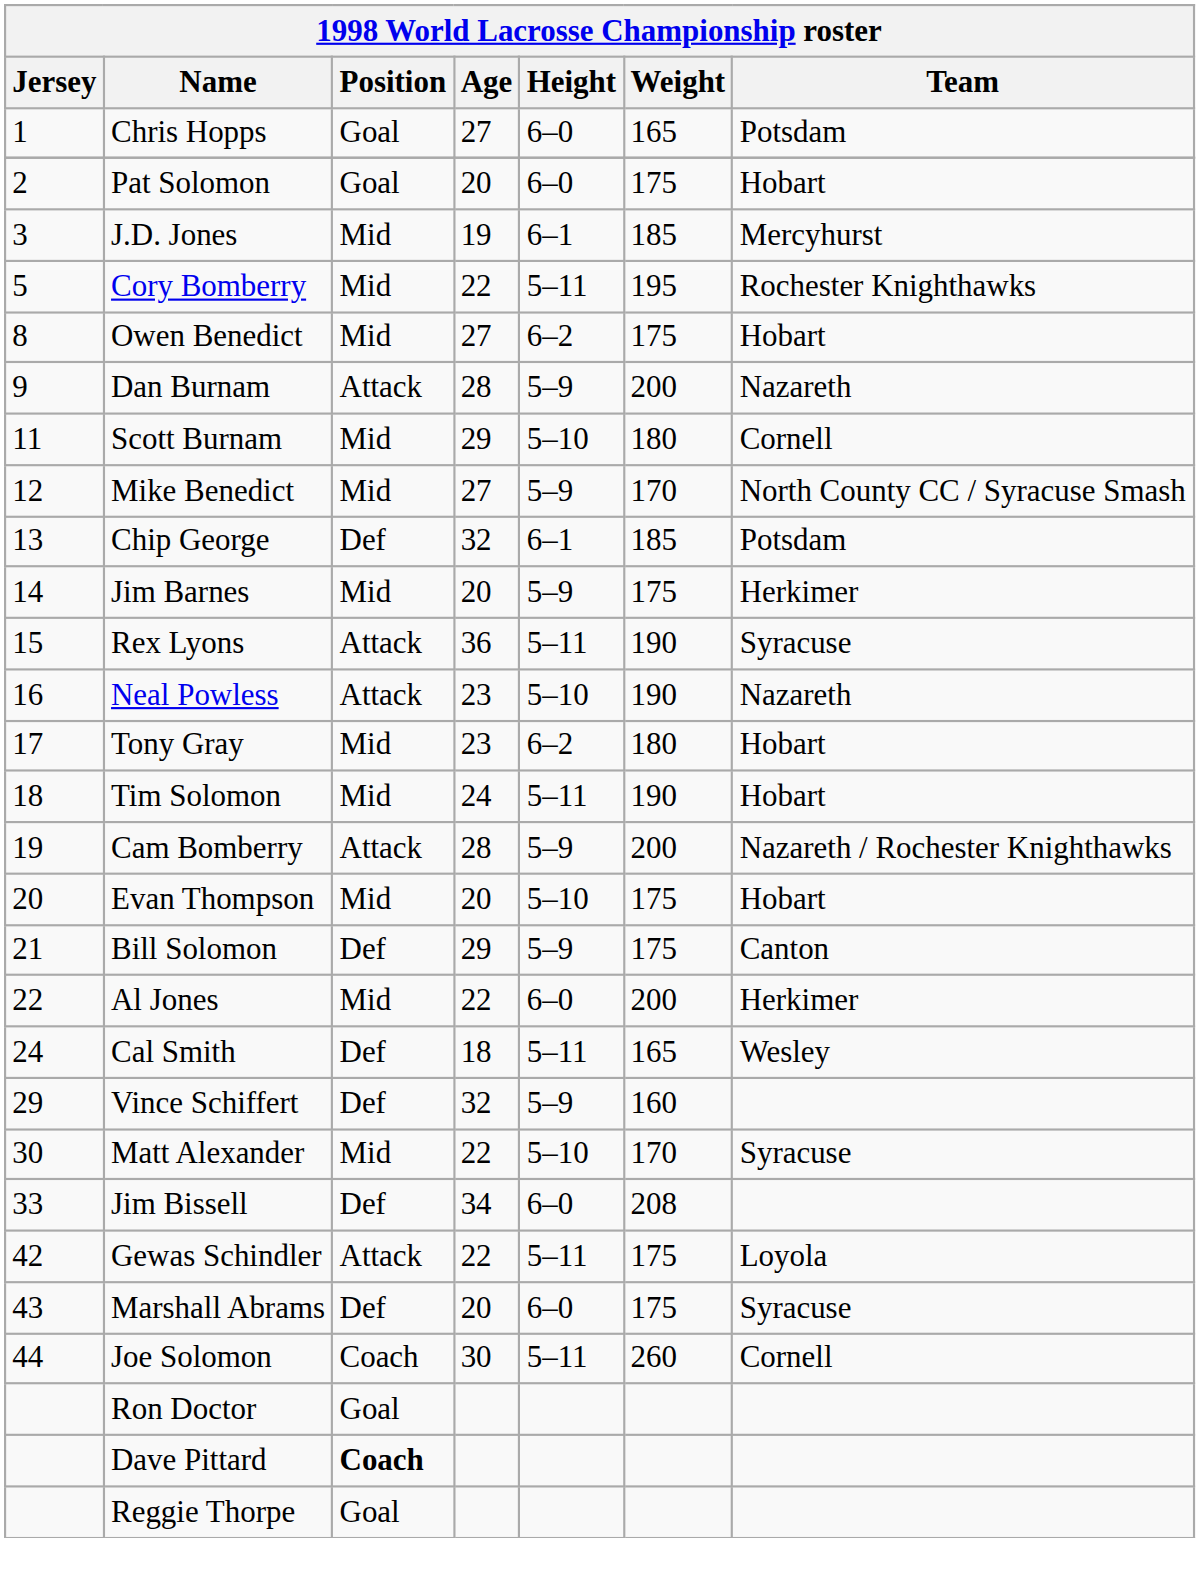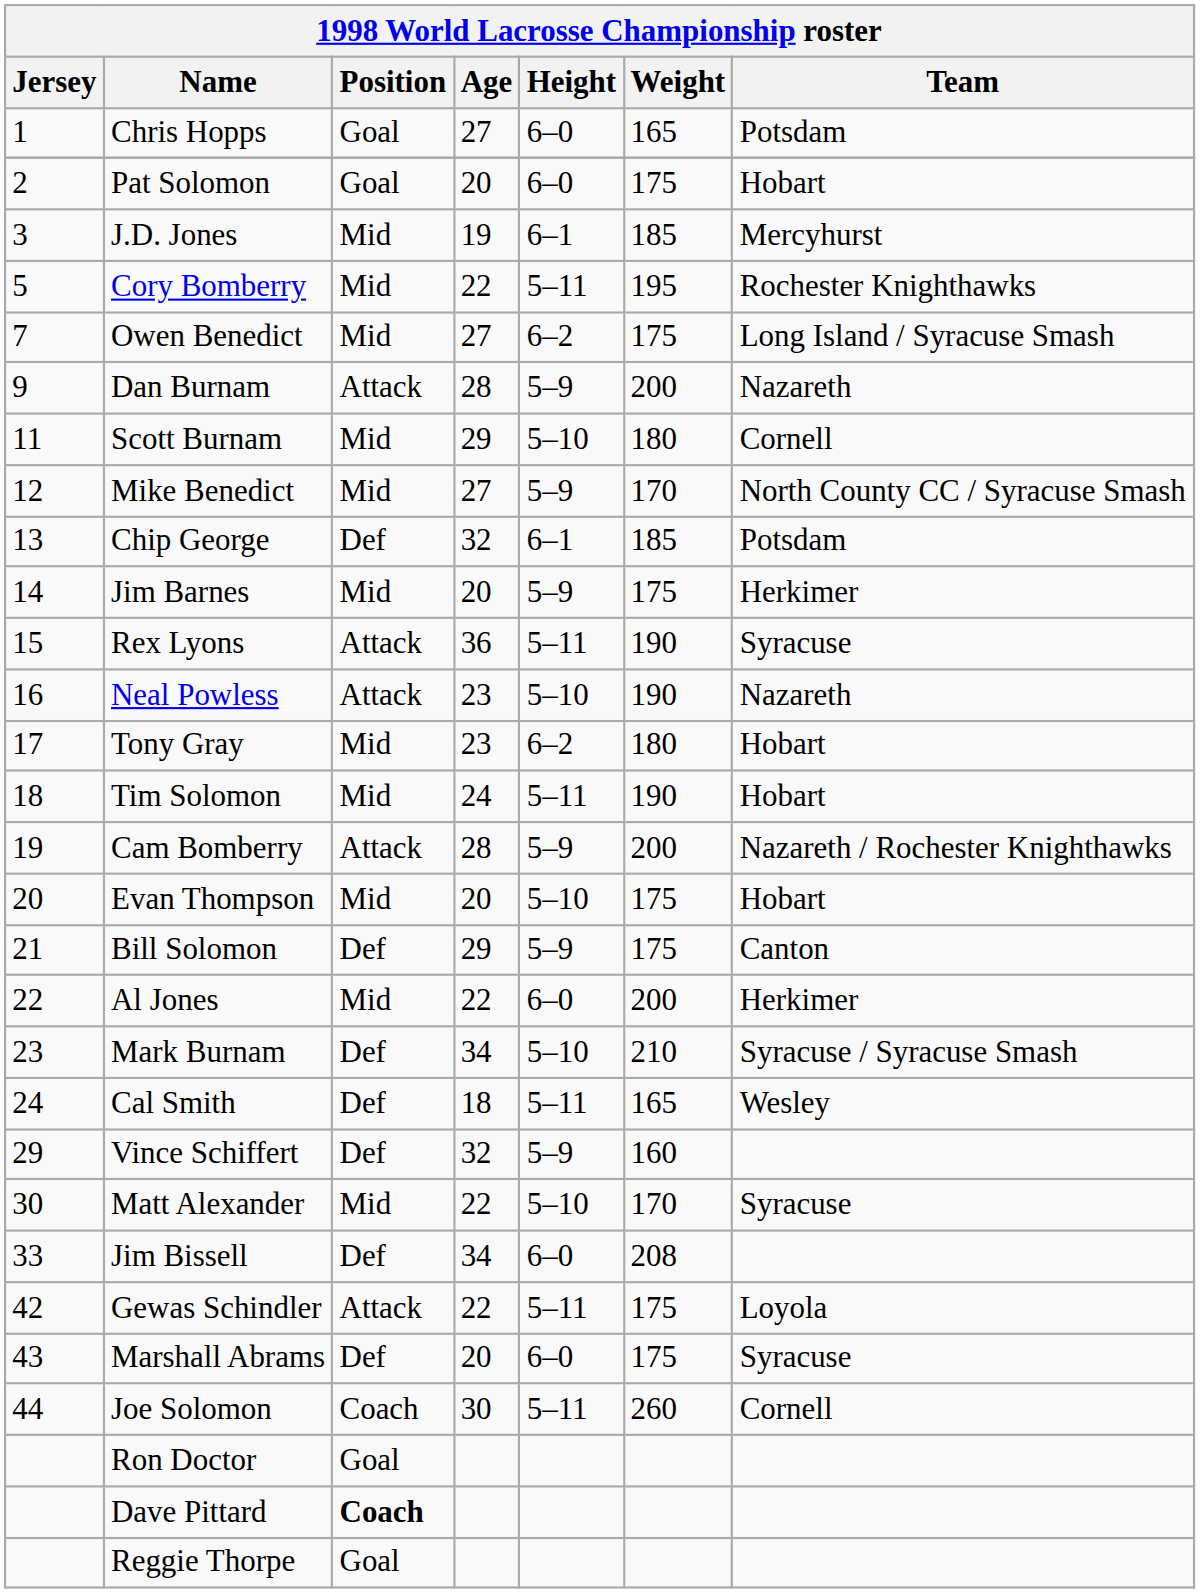(20, 336) 8 -> (20, 336) 7
(783, 336) Hobart -> (927, 336) Long Island / Syracuse Smash
+ row: (198, 1051)
